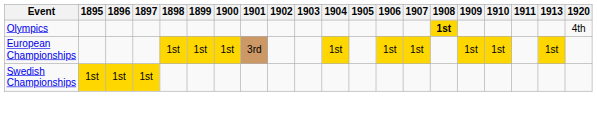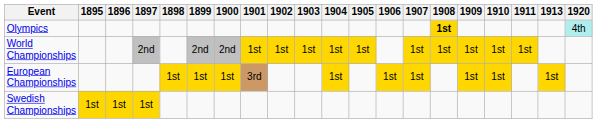(579, 28) no background -> (579, 28) paleturquoise background
+ row: (41, 50)
